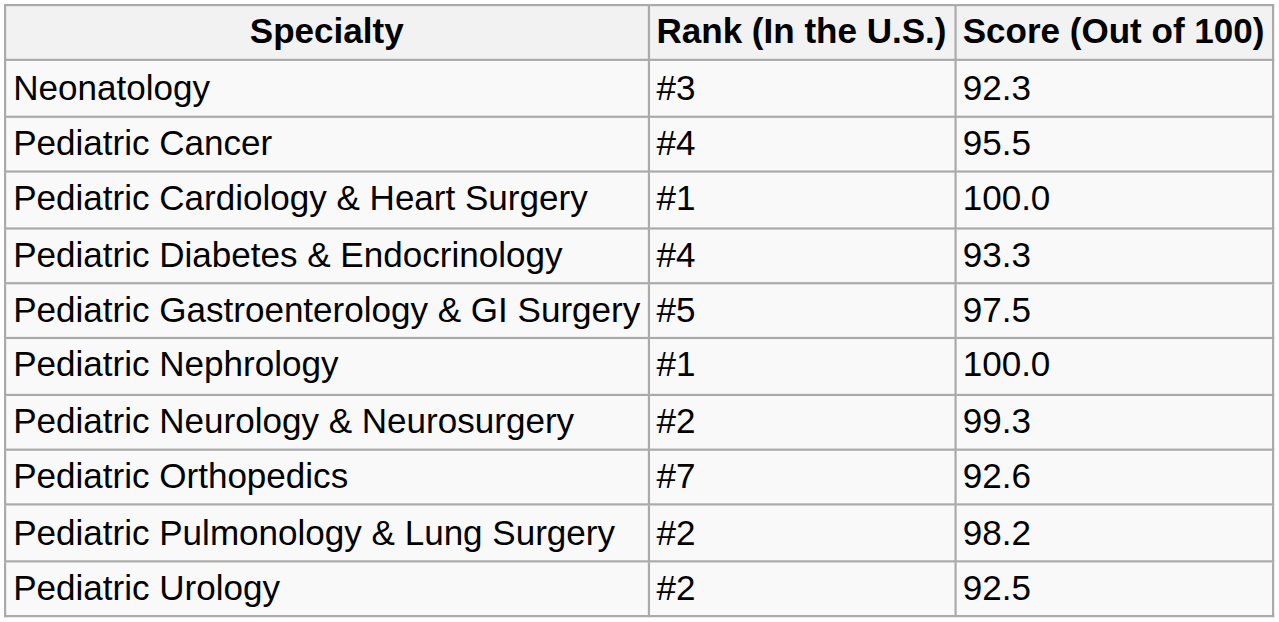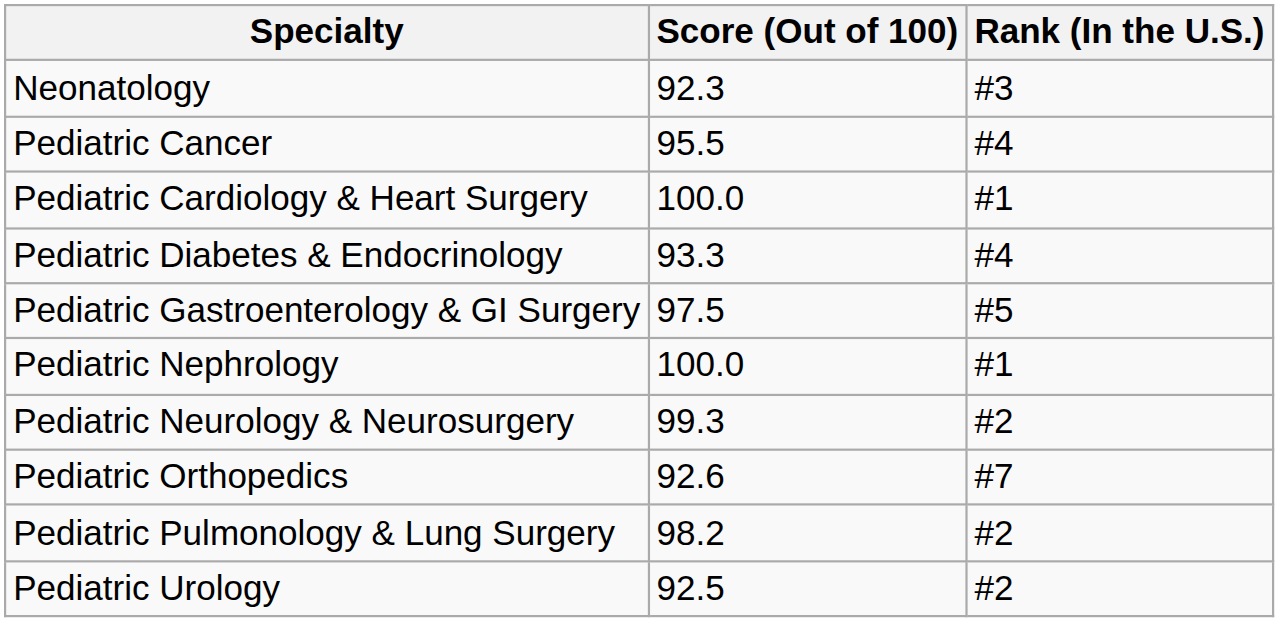columns swapped: (801, 32) <-> (1114, 32)
